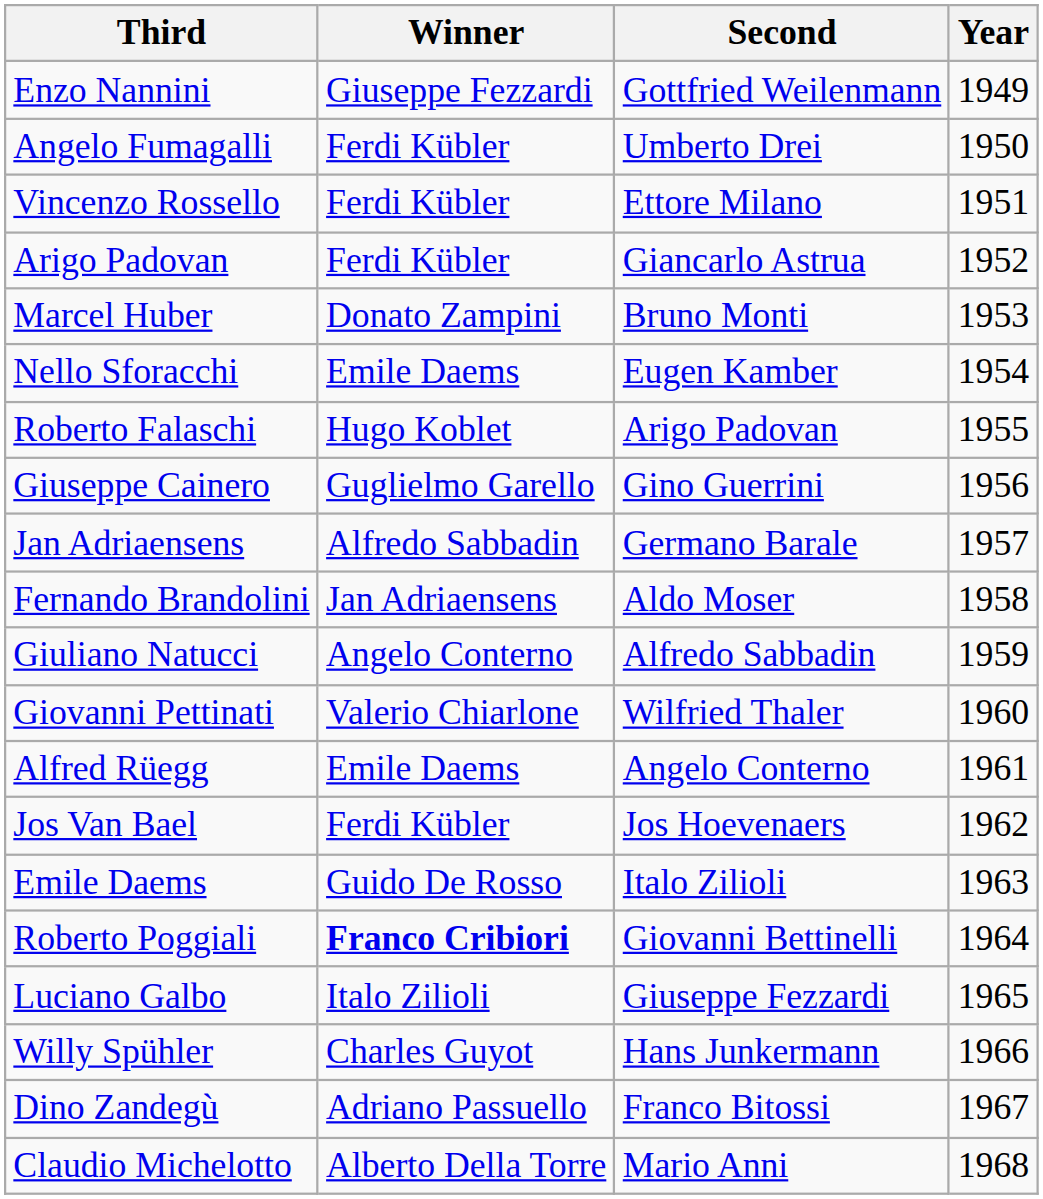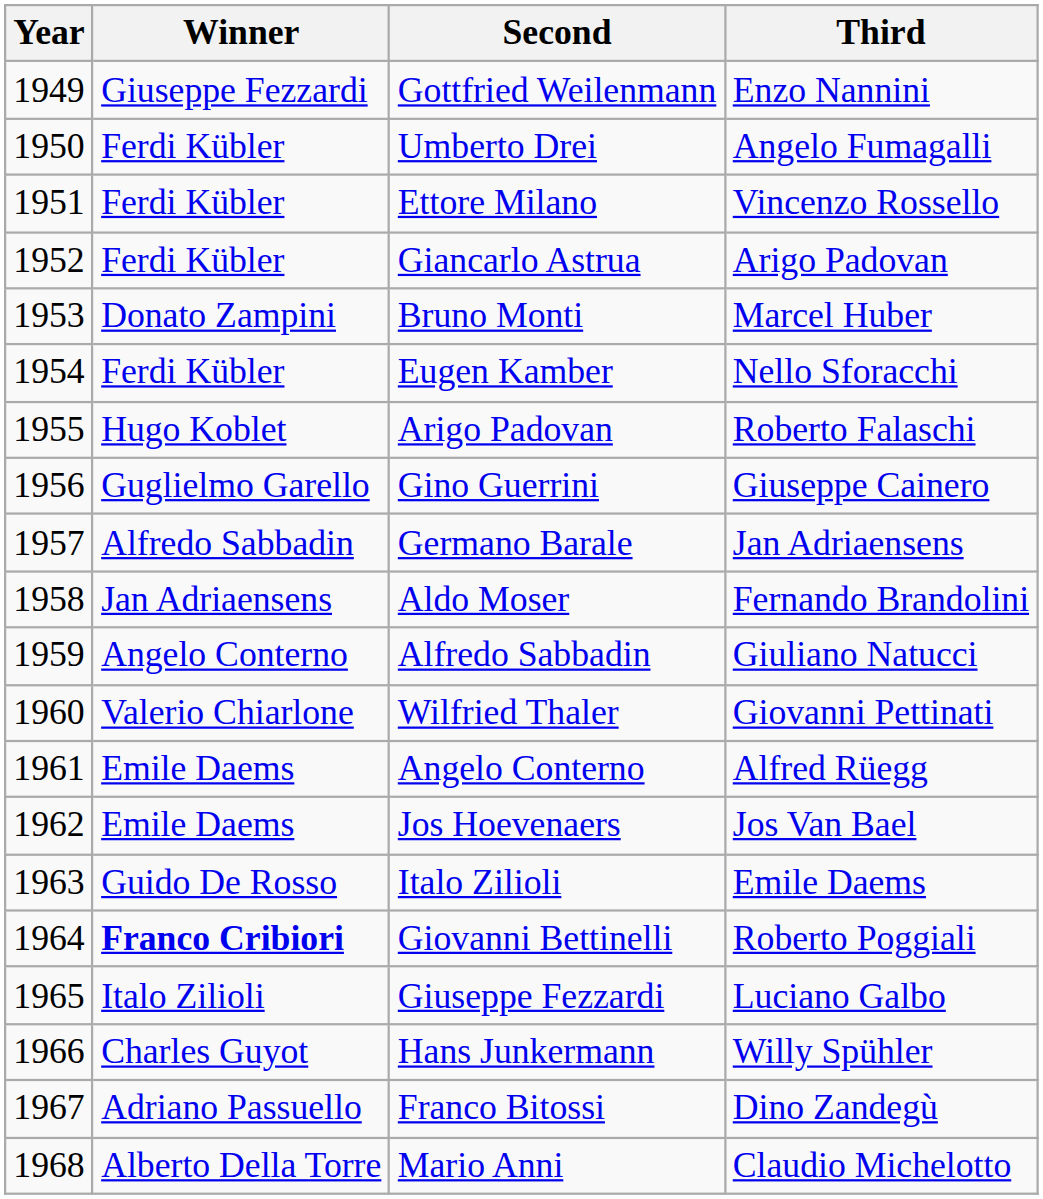columns swapped: (993, 32) <-> (161, 32)
(423, 372) Emile Daems -> (193, 372) Ferdi Kübler
(418, 825) Ferdi Kübler -> (198, 825) Emile Daems
